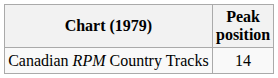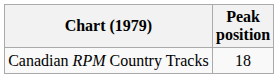(243, 60) 14 -> (243, 60) 18
